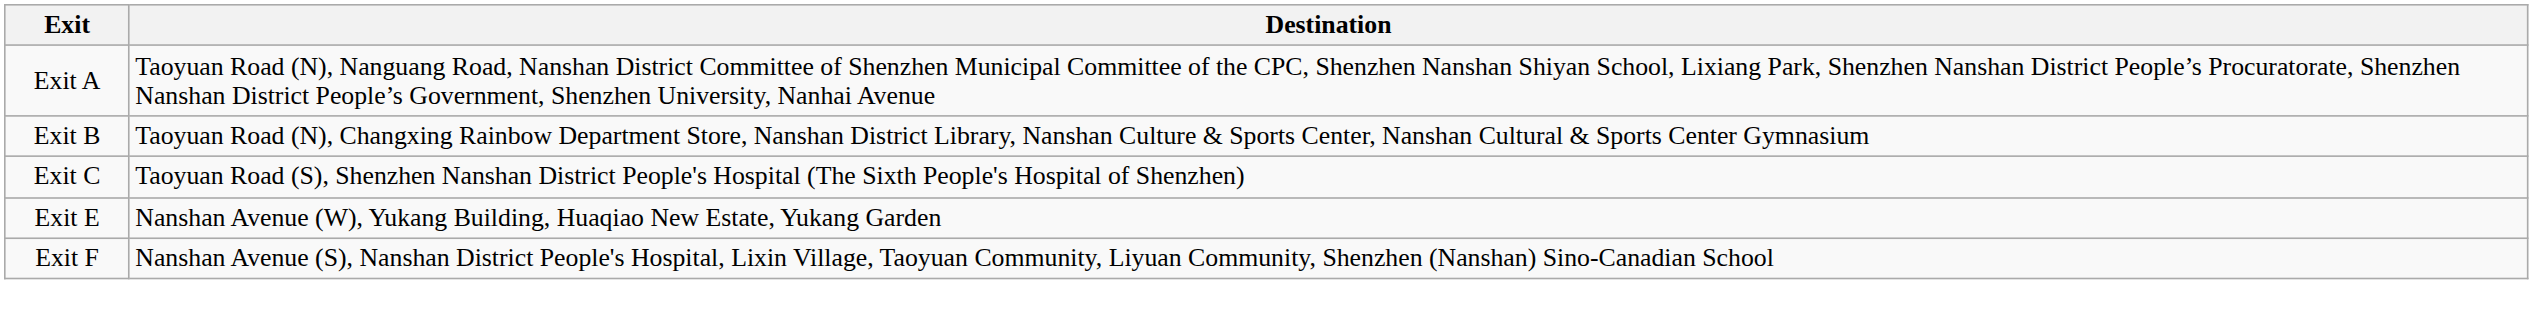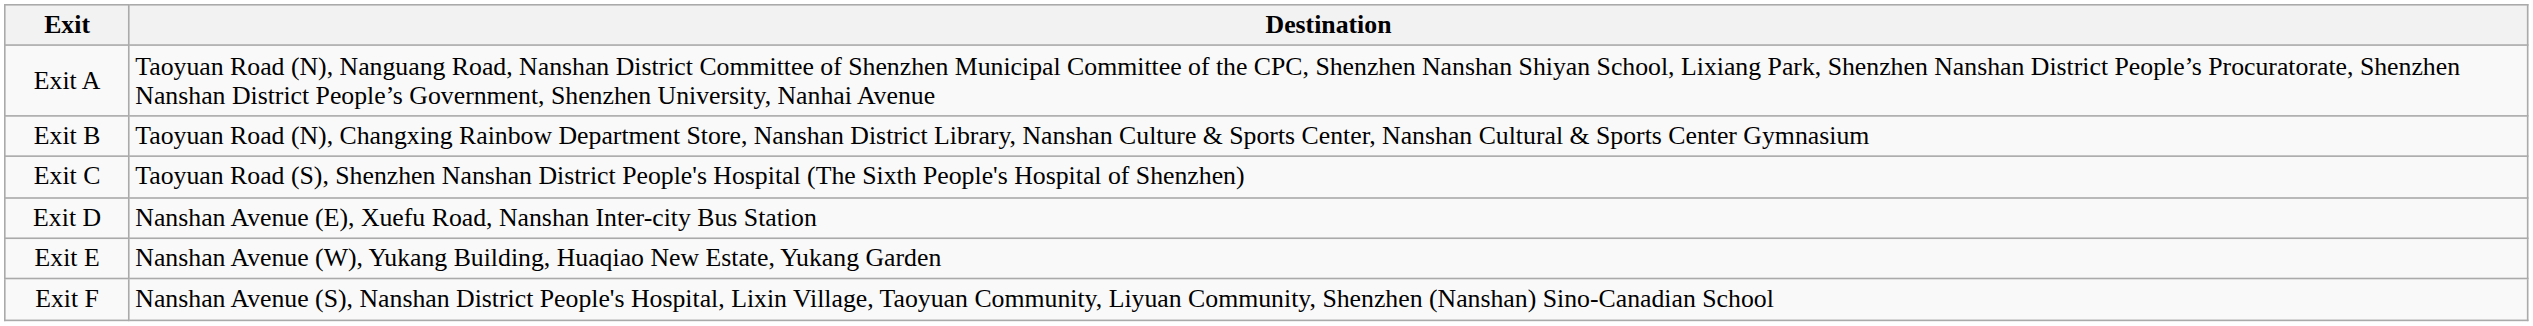+ row: (67, 217)
